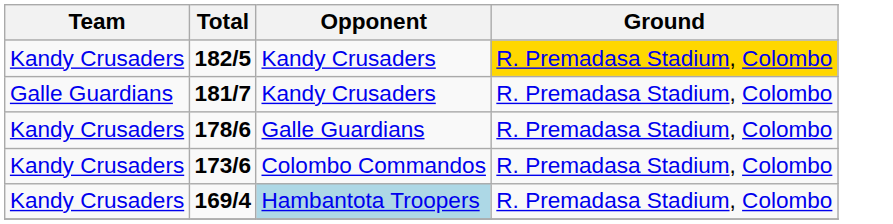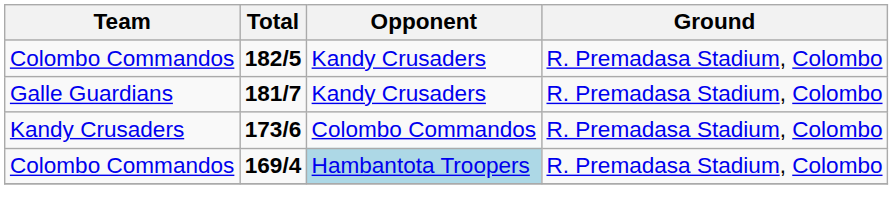(97, 58) Kandy Crusaders -> (122, 58) Colombo Commandos
(664, 58) gold background -> (714, 58) no background
- row: (223, 129)
(97, 201) Kandy Crusaders -> (122, 165) Colombo Commandos
